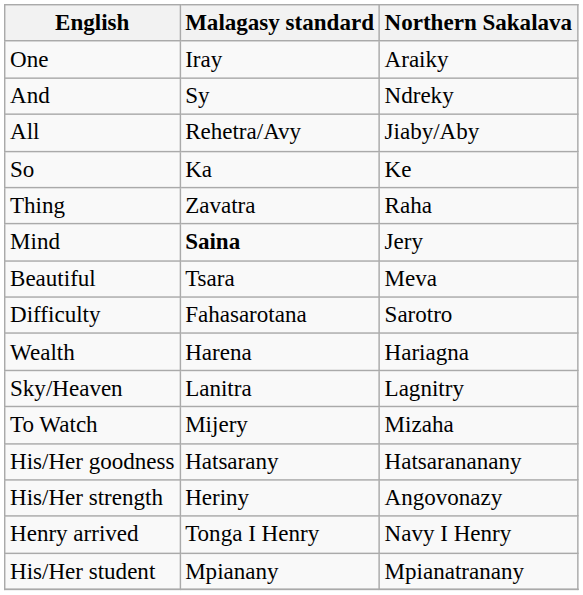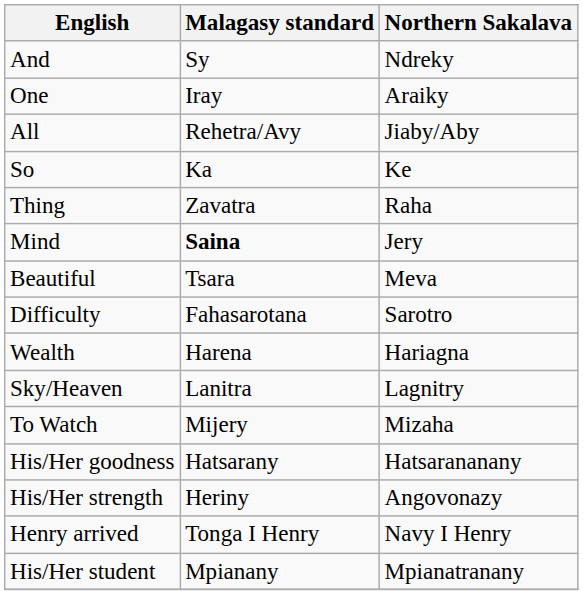rows swapped: (29, 59) <-> (30, 95)
